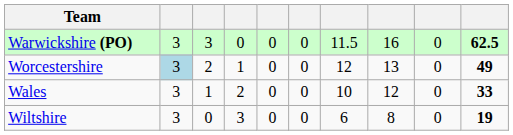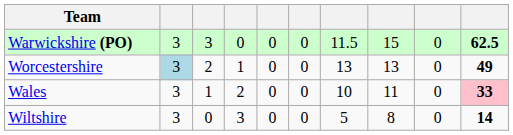(391, 42) 16 -> (391, 42) 15
(344, 67) 12 -> (344, 67) 13
(391, 92) 12 -> (391, 92) 11
(485, 92) no background -> (485, 92) pink background
(344, 117) 6 -> (344, 117) 5
(485, 117) 19 -> (485, 117) 14
